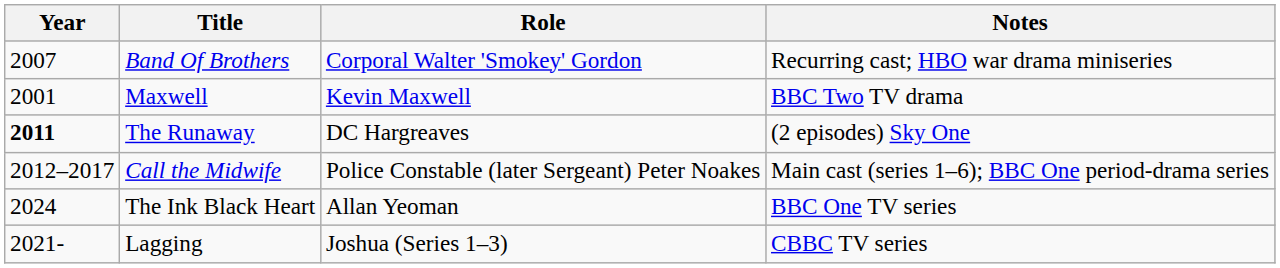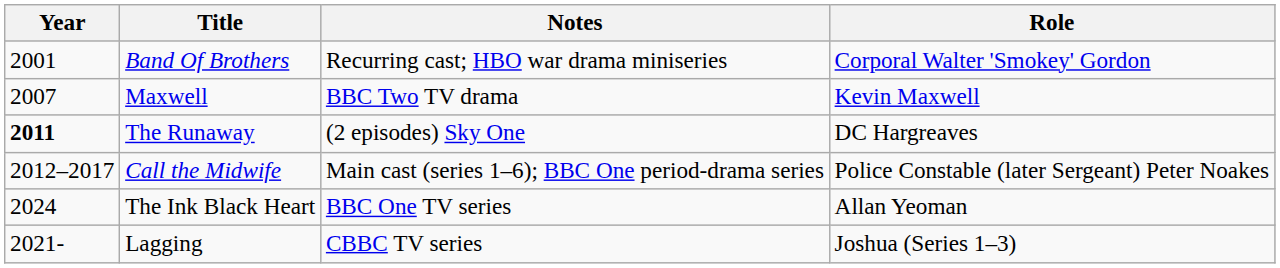columns swapped: (543, 22) <-> (1020, 22)
(33, 59) 2007 -> (33, 59) 2001
(33, 96) 2001 -> (33, 96) 2007
